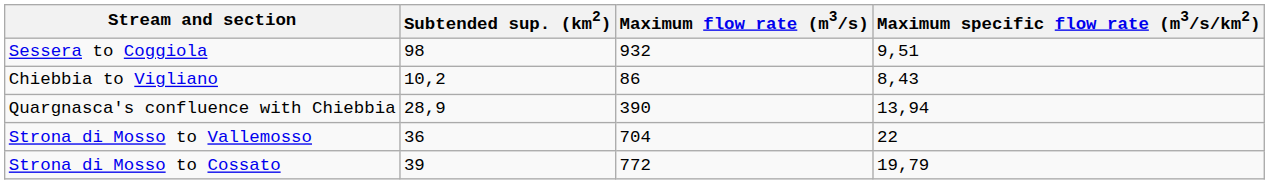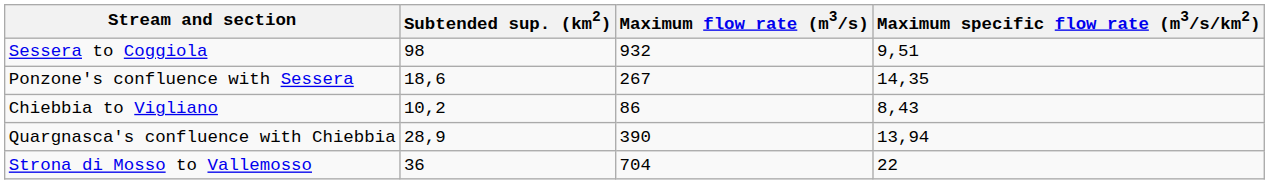+ row: (181, 80)
- row: (145, 165)
